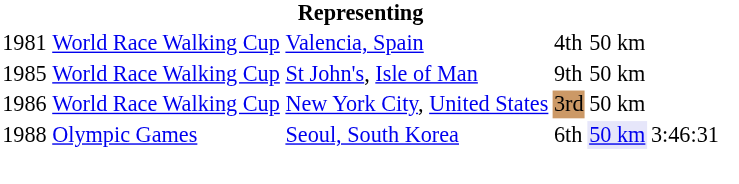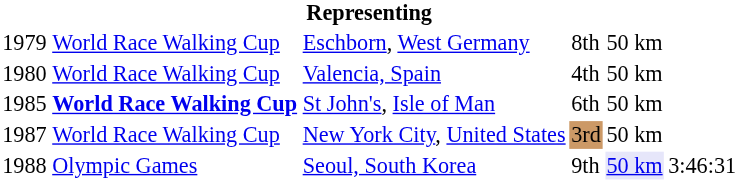+ row: (416, 43)
(24, 43) 1981 -> (24, 73) 1980
(166, 73) normal -> (175, 104) bold
(568, 73) 9th -> (585, 104) 6th
(24, 104) 1986 -> (24, 134) 1987
(568, 134) 6th -> (585, 165) 9th
